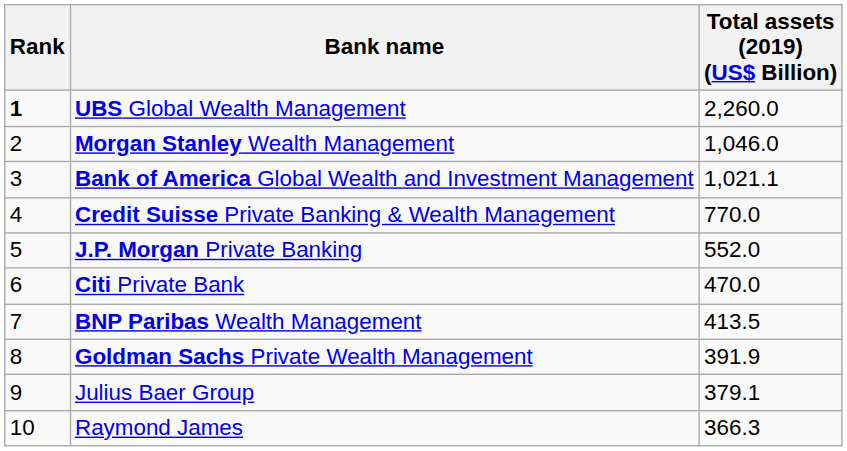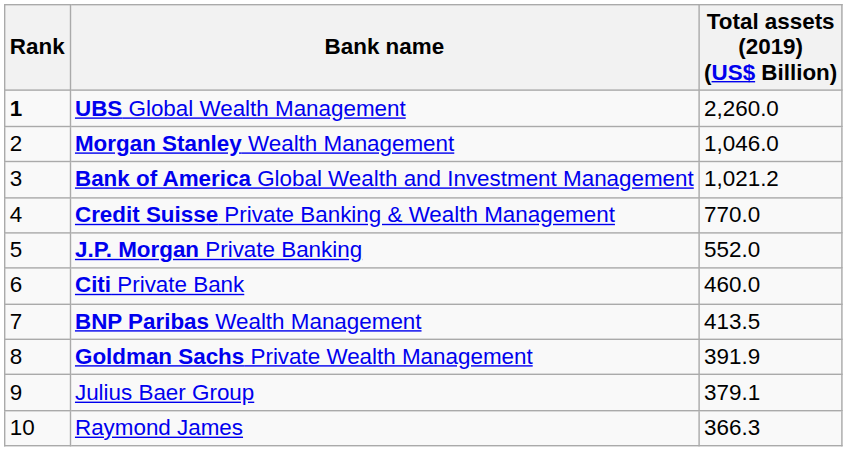(741, 179) 1,021.1 -> (741, 179) 1,021.2
(732, 285) 470.0 -> (732, 285) 460.0
